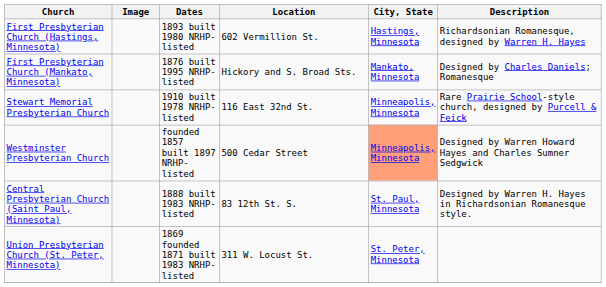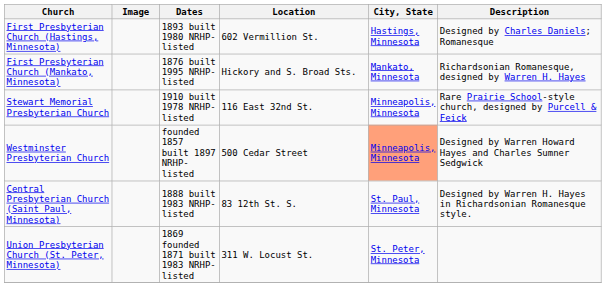(513, 37) Richardsonian Romanesque, designed by Warren H. Hayes -> (515, 37) Designed by Charles Daniels; Romanesque
(515, 72) Designed by Charles Daniels; Romanesque -> (513, 72) Richardsonian Romanesque, designed by Warren H. Hayes
